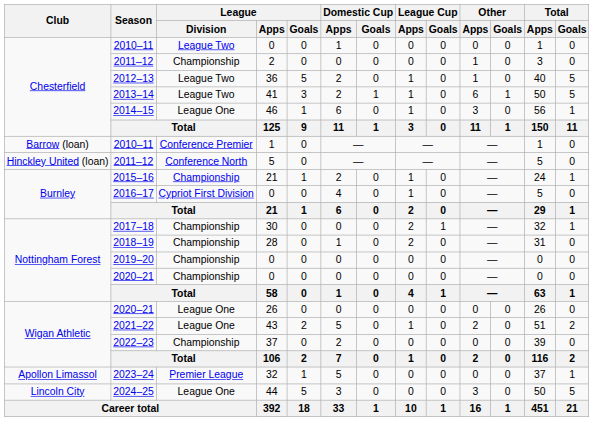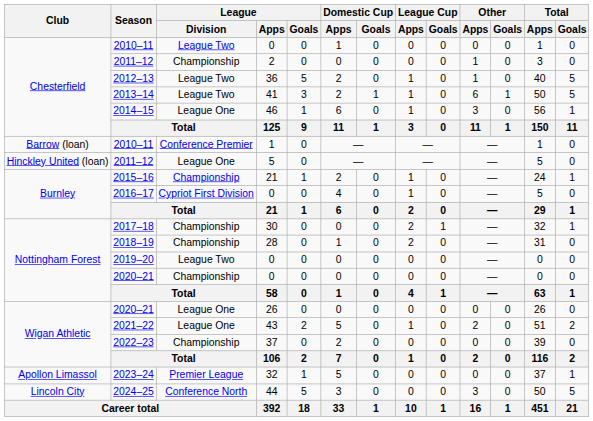(206, 161) Conference North -> (206, 161) League One
(206, 260) Championship -> (206, 260) League Two
(206, 392) League One -> (206, 392) Conference North
